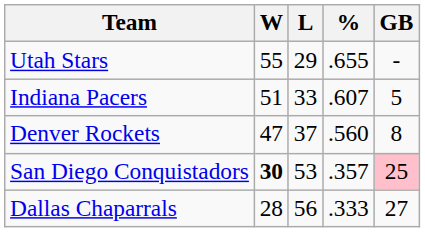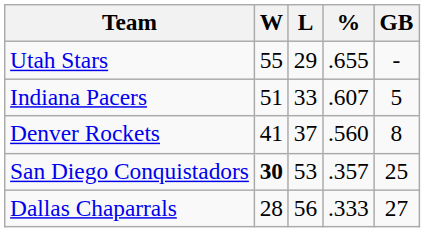(271, 134) 47 -> (271, 134) 41
(396, 171) pink background -> (396, 171) no background
